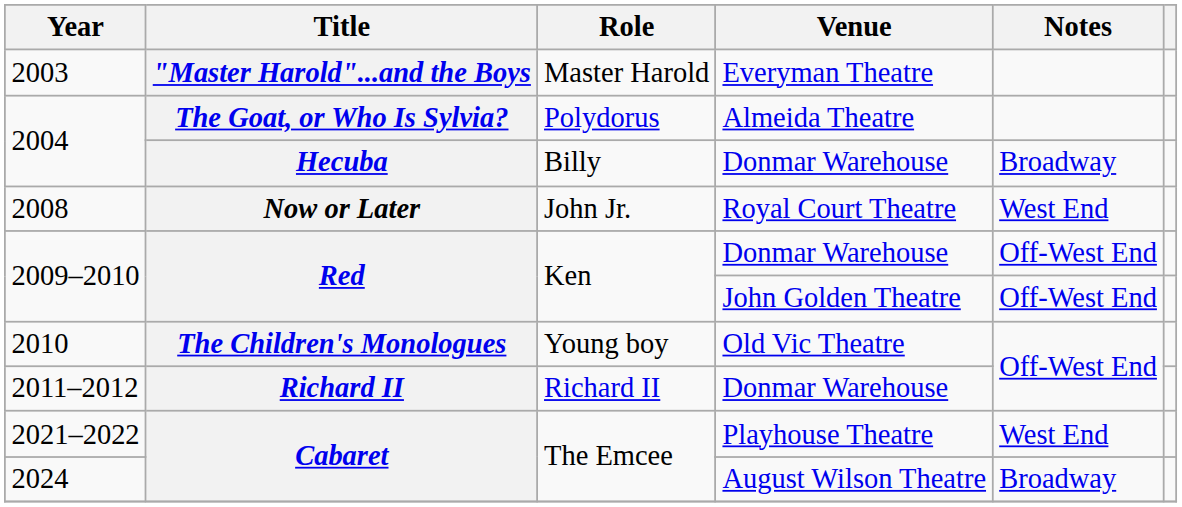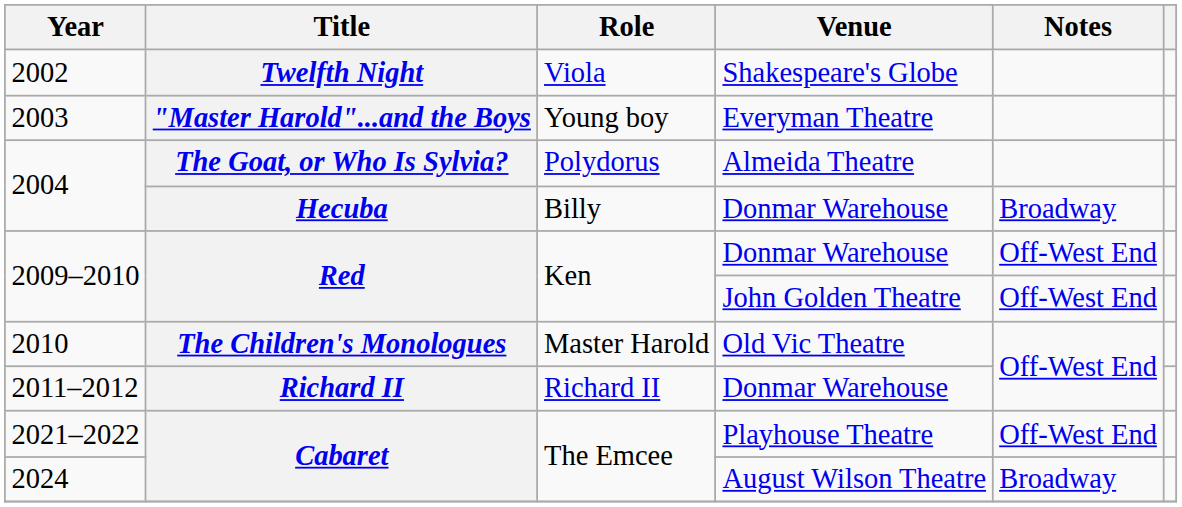+ row: (40, 72)
(627, 72) Master Harold -> (606, 117) Young boy
- row: (40, 207)
(606, 343) Young boy -> (627, 343) Master Harold
(1054, 433) West End -> (1078, 433) Off-West End
